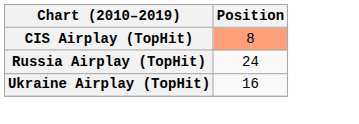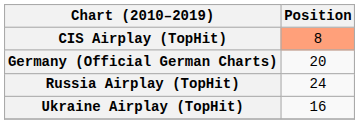+ row: (143, 62)
